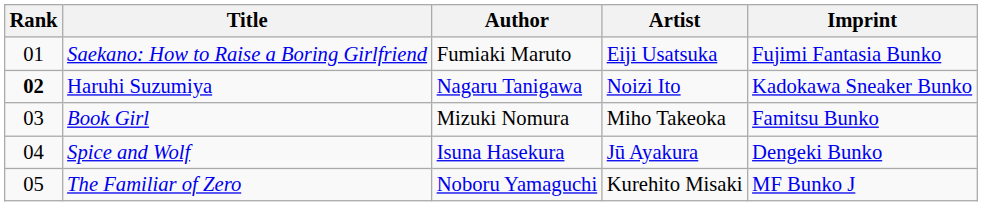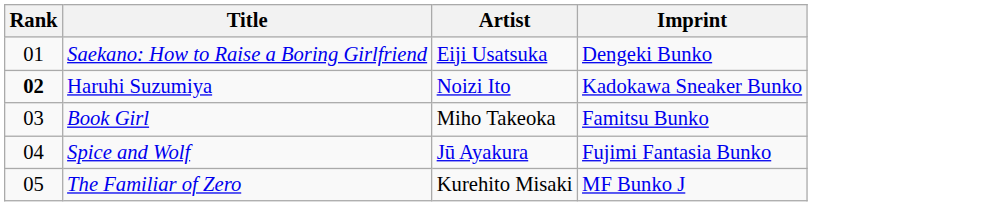- column: (517, 20)
(847, 53) Fujimi Fantasia Bunko -> (647, 53) Dengeki Bunko
(817, 151) Dengeki Bunko -> (677, 151) Fujimi Fantasia Bunko
